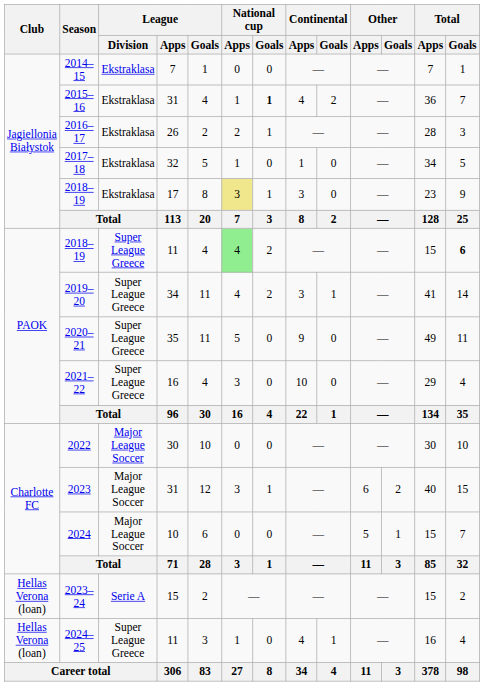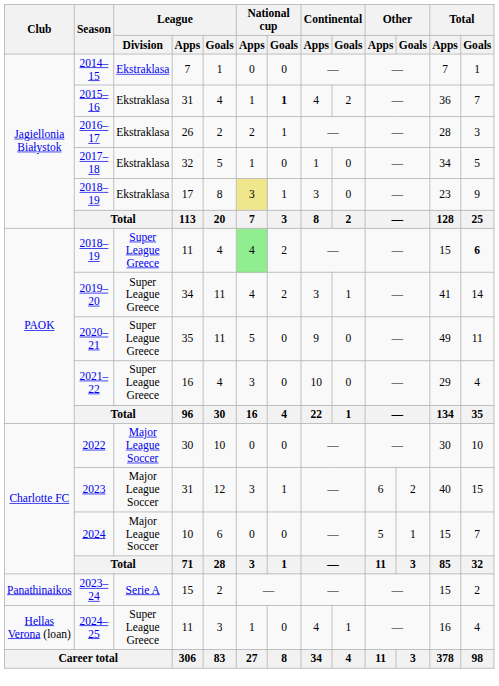(32, 596) Hellas Verona (loan) -> (39, 589) Panathinaikos
